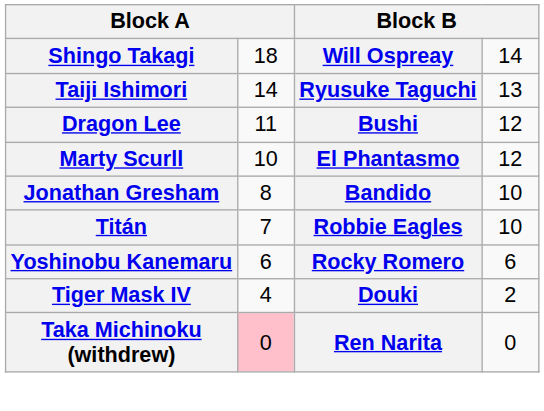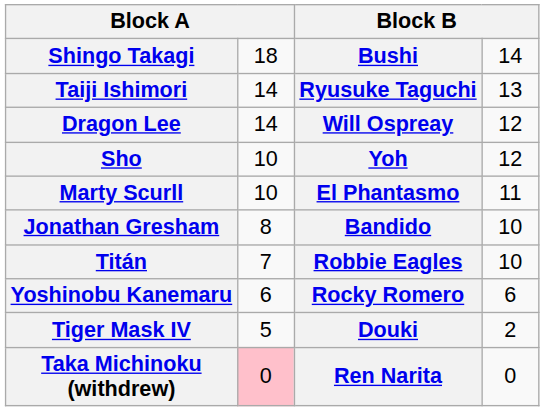(388, 55) Will Ospreay -> (388, 55) Bushi
(266, 124) 11 -> (266, 124) 14
(388, 124) Bushi -> (388, 124) Will Ospreay
+ row: (121, 158)
(510, 158) 12 -> (510, 192) 11
(266, 295) 4 -> (266, 329) 5
